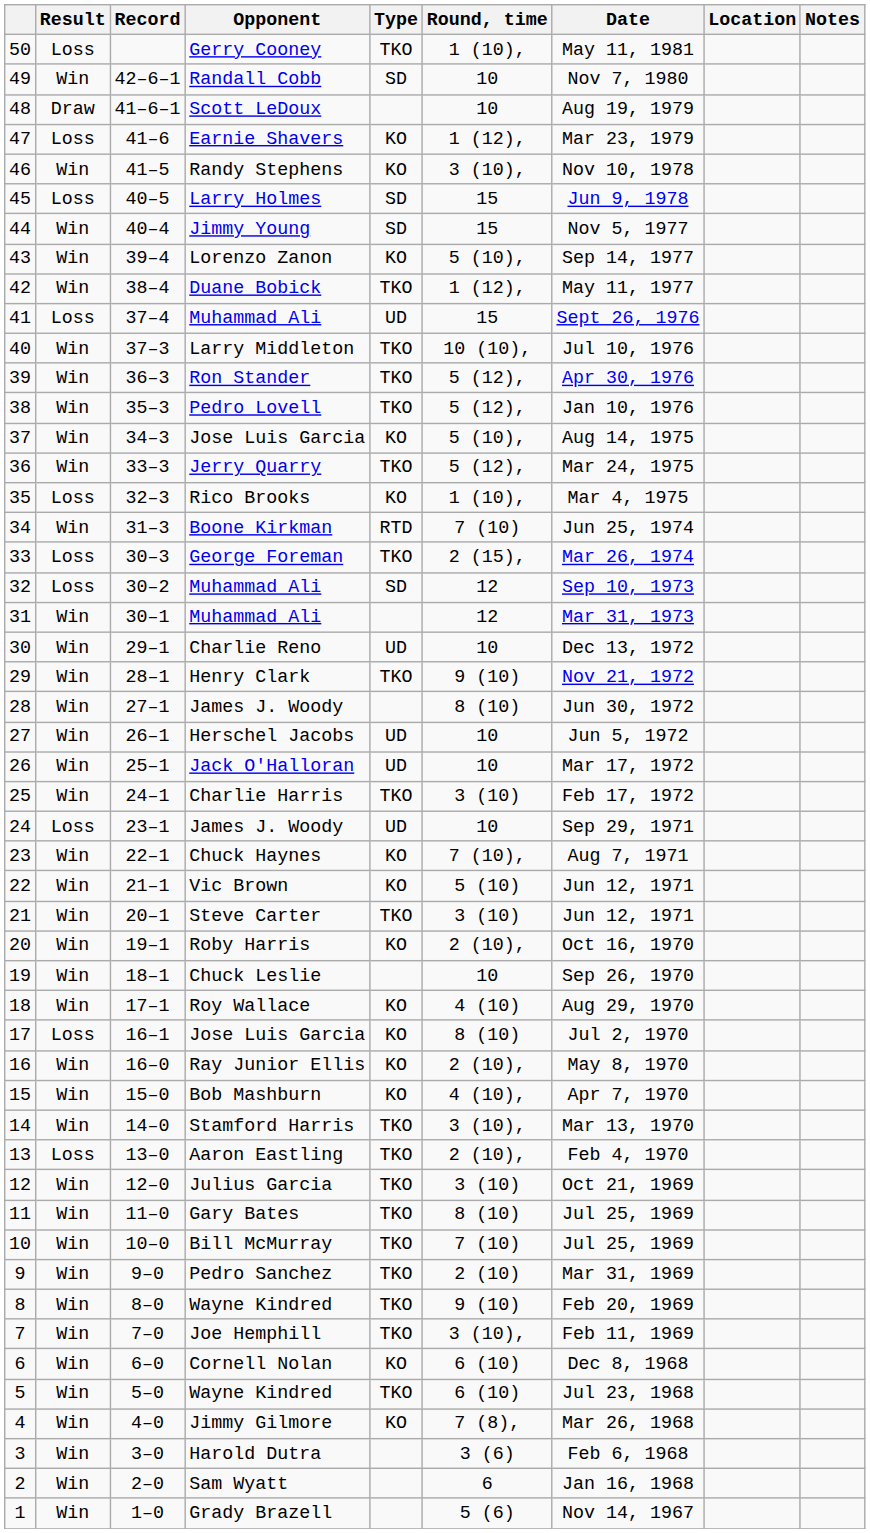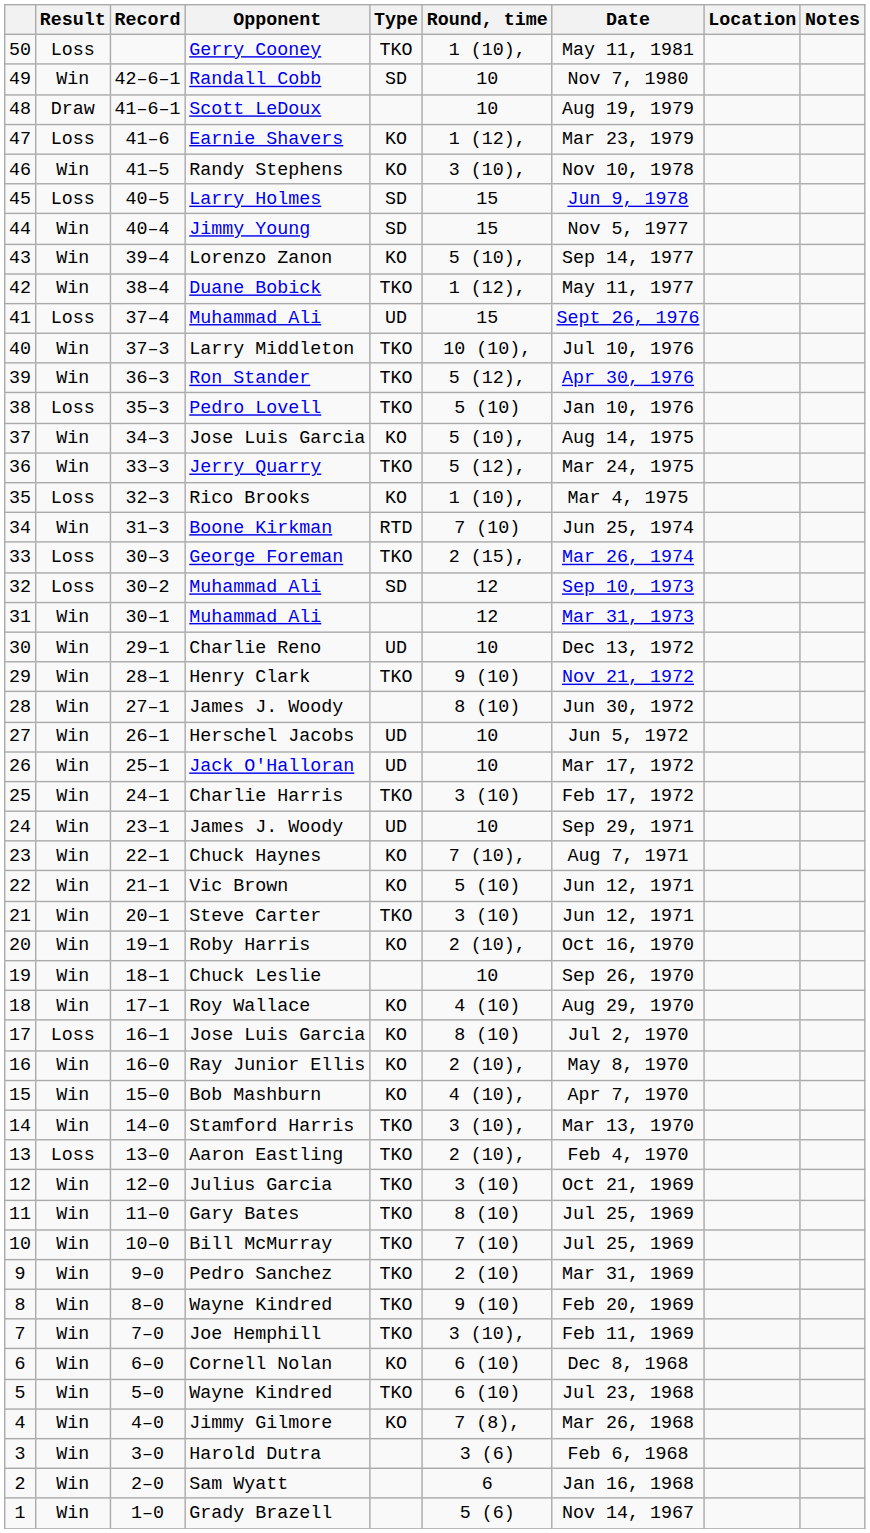(73, 408) Win -> (73, 408) Loss
(487, 408) 5 (12), -> (487, 408) 5 (10)
(73, 826) Loss -> (73, 826) Win
